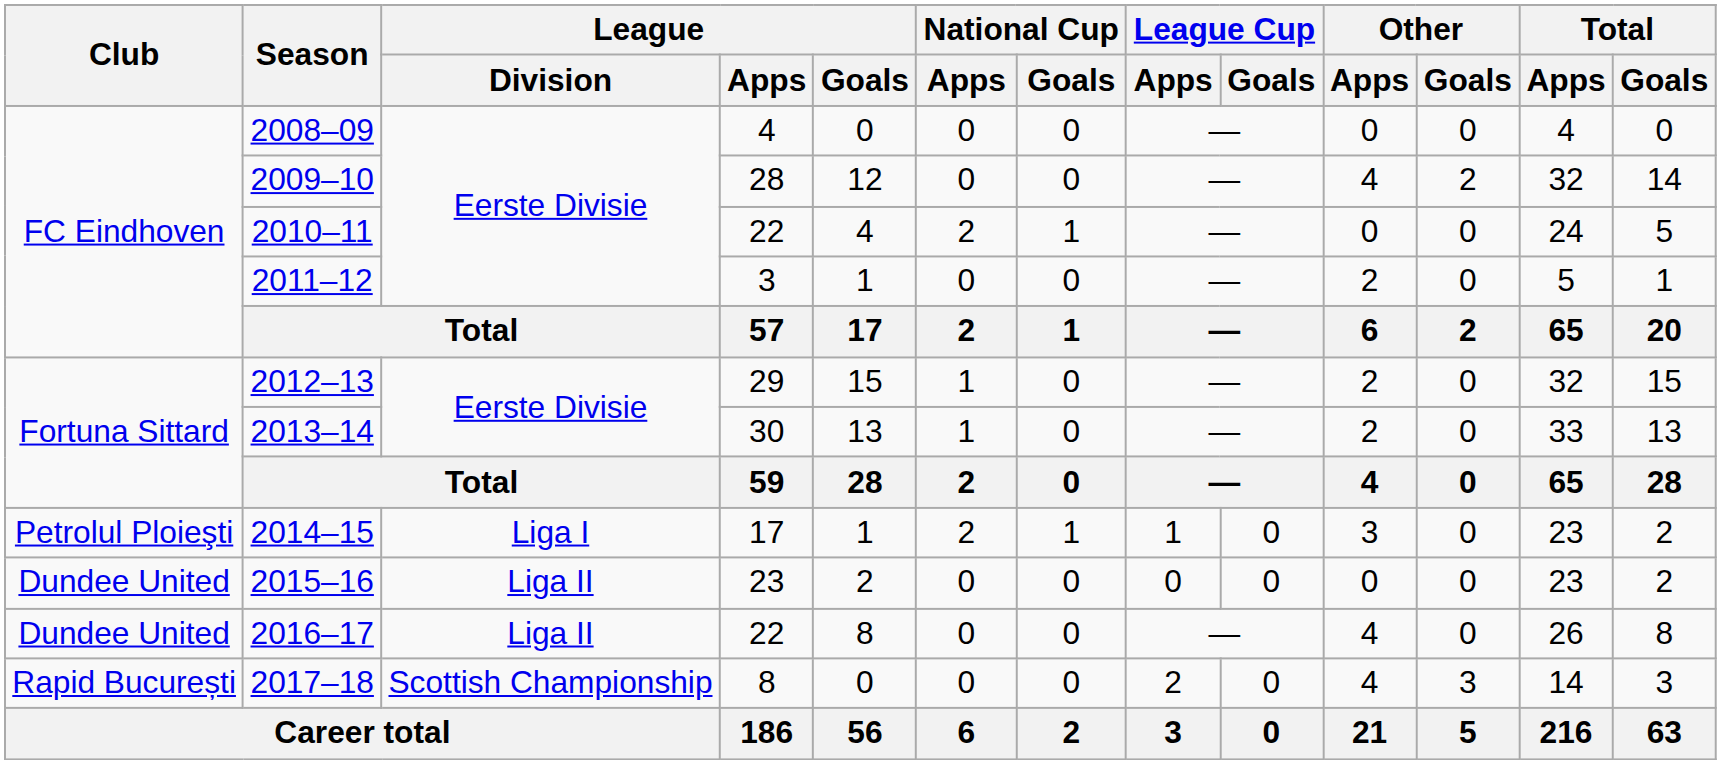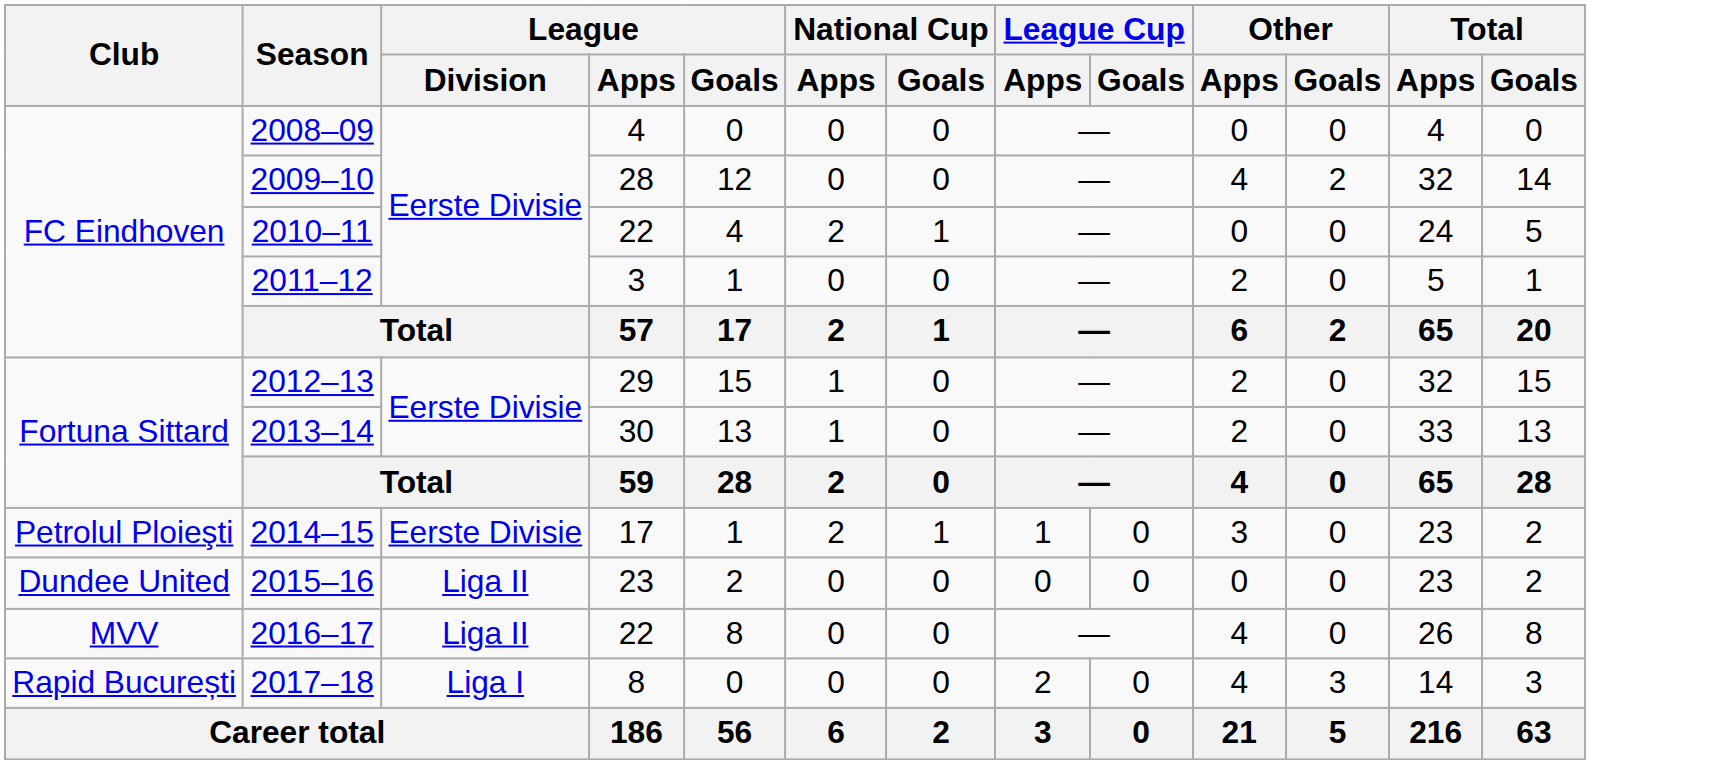(550, 532) Liga I -> (485, 532) Eerste Divisie
(124, 632) Dundee United -> (124, 632) MVV
(550, 682) Scottish Championship -> (485, 682) Liga I
